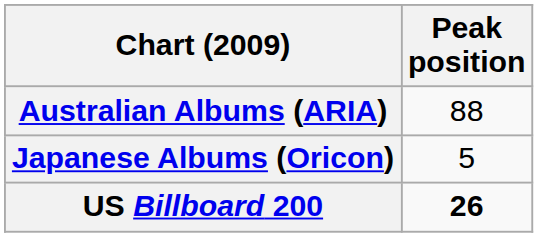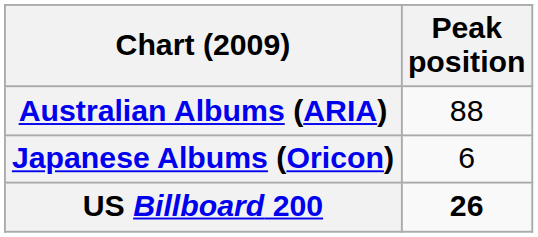(467, 158) 5 -> (467, 158) 6
